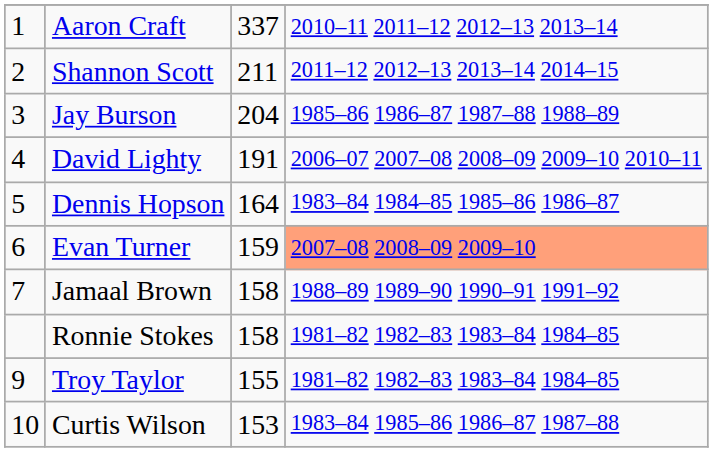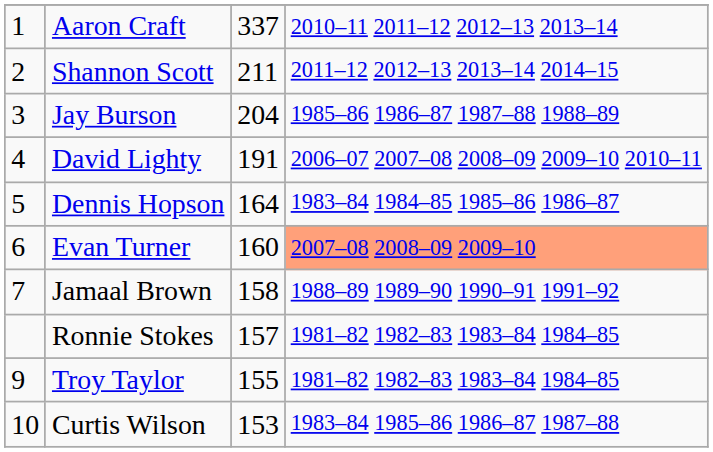(258, 247) 159 -> (258, 247) 160
(258, 335) 158 -> (258, 335) 157
